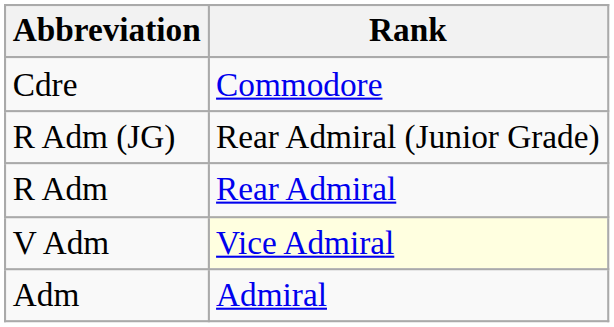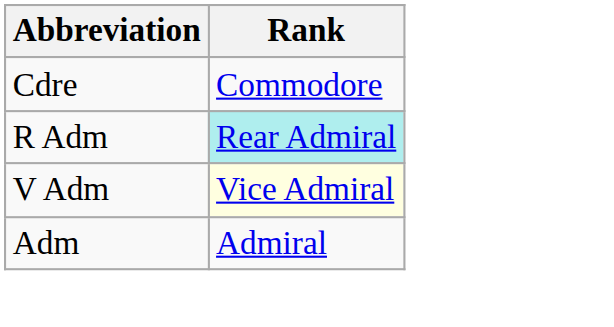- row: (94, 136)
(306, 189) no background -> (306, 136) paleturquoise background
